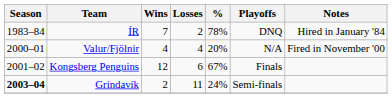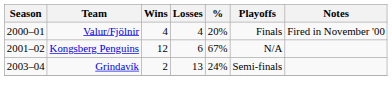- row: (134, 31)
(273, 49) N/A -> (269, 31) Finals
(269, 66) Finals -> (273, 49) N/A
(26, 84) bold -> (26, 66) normal
(198, 84) 11 -> (197, 66) 13
